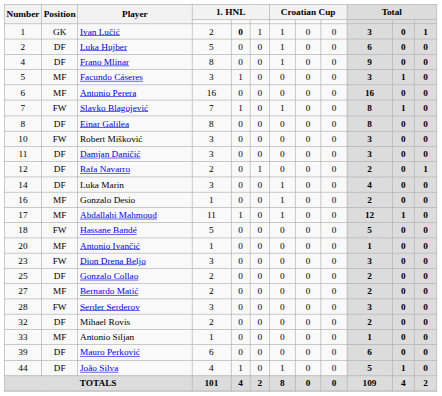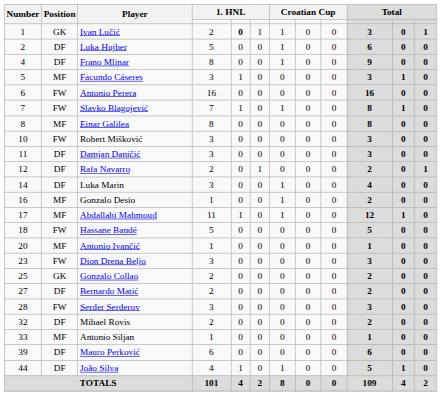(60, 93) MF -> (60, 93) FW
(60, 123) DF -> (60, 123) MF
(60, 276) DF -> (60, 276) GK
(60, 291) MF -> (60, 291) DF
